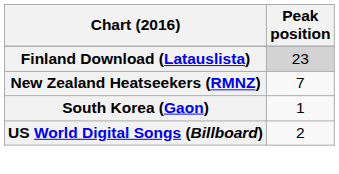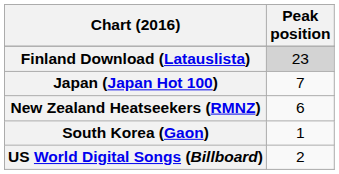+ row: (136, 83)
(300, 83) 7 -> (300, 108) 6
